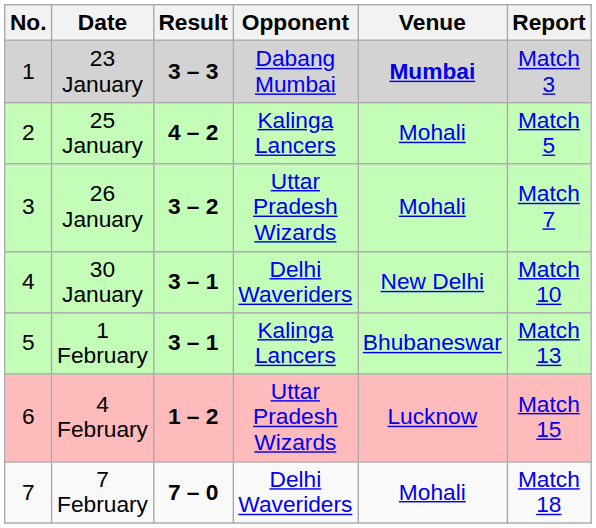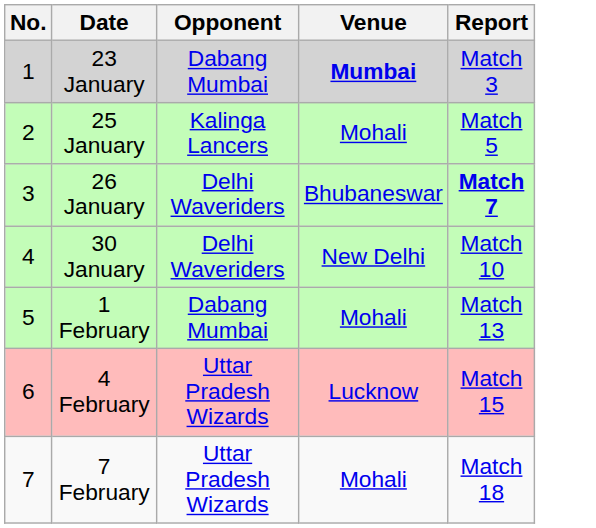- column: (193, 22)
(295, 207) Uttar Pradesh Wizards -> (228, 194) Delhi Waveriders
(432, 207) Mohali -> (373, 194) Bhubaneswar
(549, 207) normal -> (491, 194) bold
(295, 343) Kalinga Lancers -> (228, 317) Dabang Mumbai
(432, 343) Bhubaneswar -> (373, 317) Mohali
(295, 492) Delhi Waveriders -> (228, 479) Uttar Pradesh Wizards
